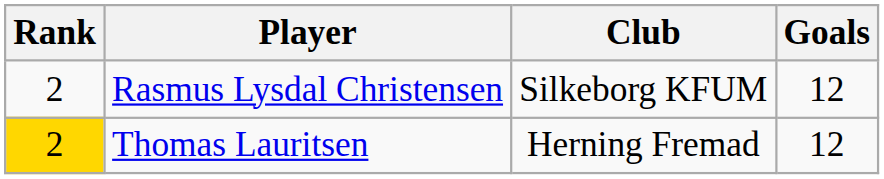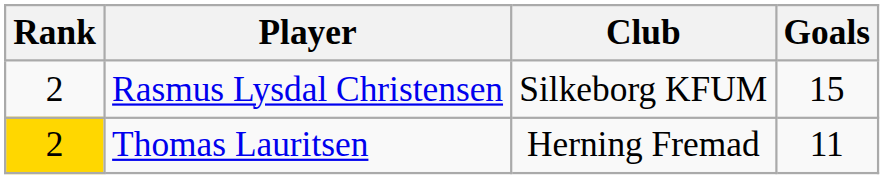(827, 88) 12 -> (827, 88) 15
(827, 144) 12 -> (827, 144) 11
